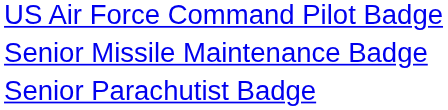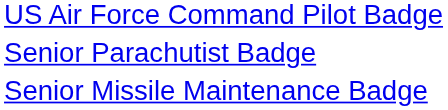rows swapped: (216, 53) <-> (160, 90)
